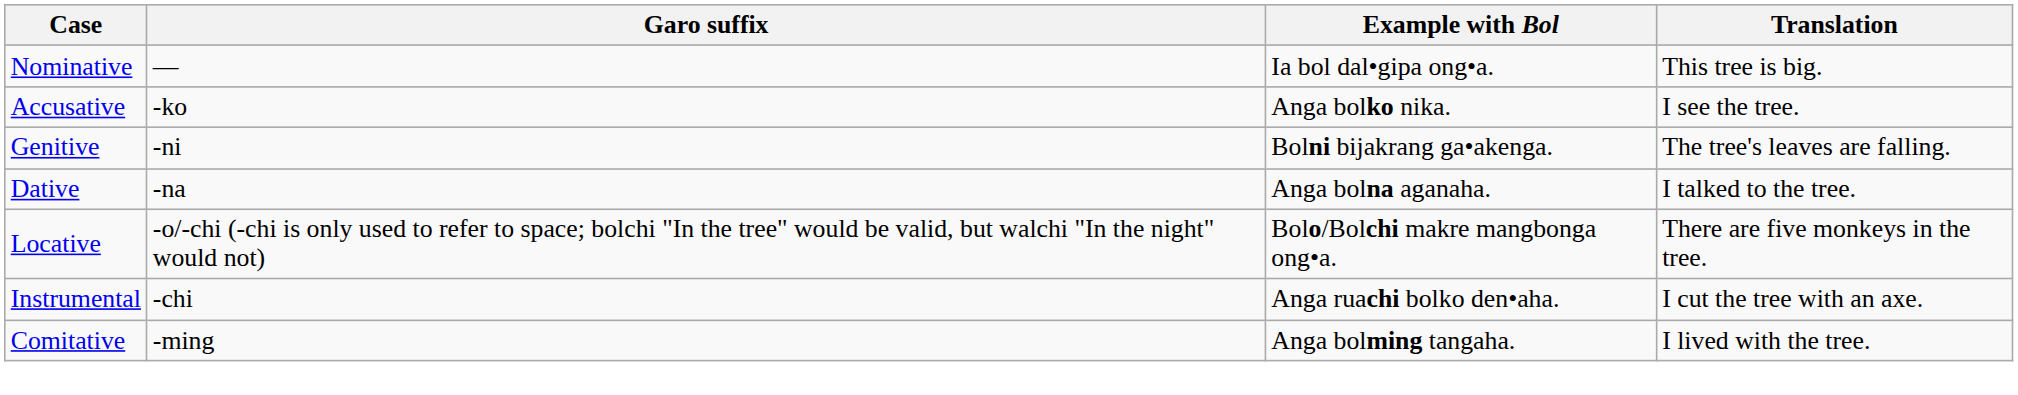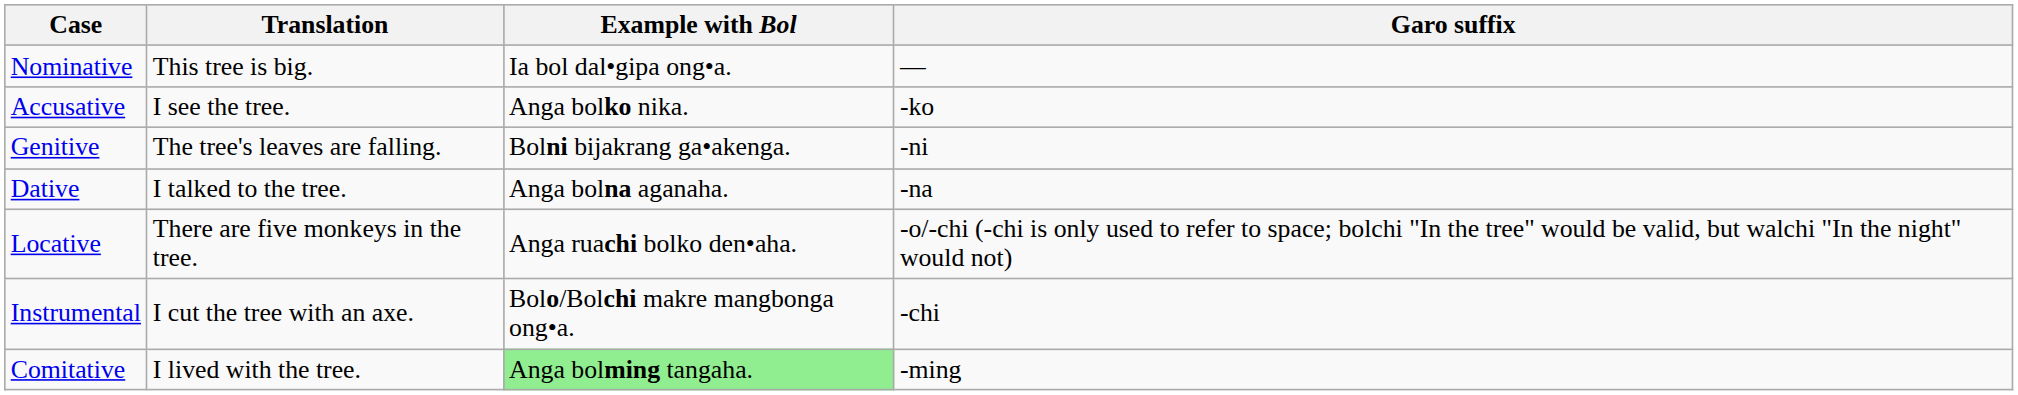columns swapped: (706, 24) <-> (1834, 24)
(1434, 243) Bolo/Bolchi makre mangbonga ong•a. -> (653, 243) Anga ruachi bolko den•aha.
(1415, 299) Anga ruachi bolko den•aha. -> (671, 313) Bolo/Bolchi makre mangbonga ong•a.
(1393, 339) no background -> (631, 368) lightgreen background
